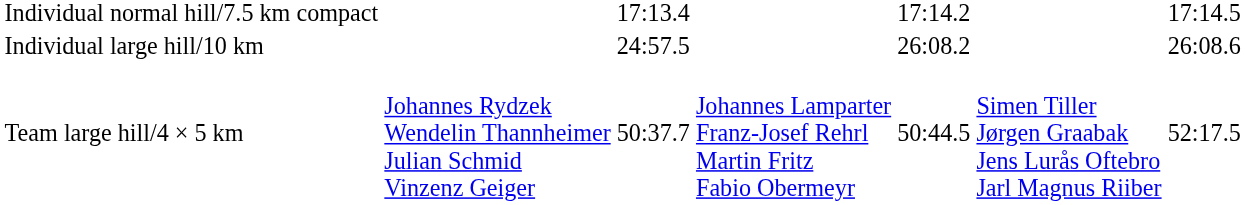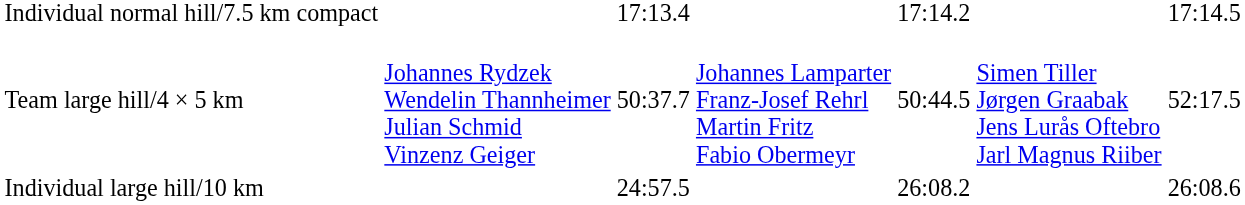rows swapped: (124, 133) <-> (134, 46)
